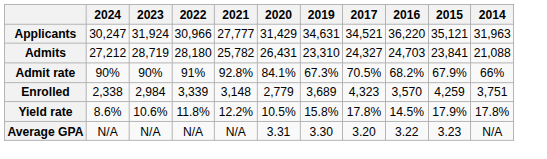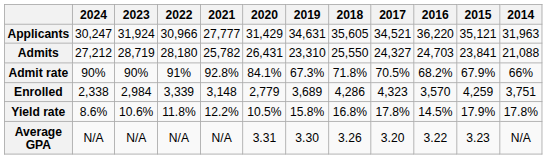+ column: (350, 14)
